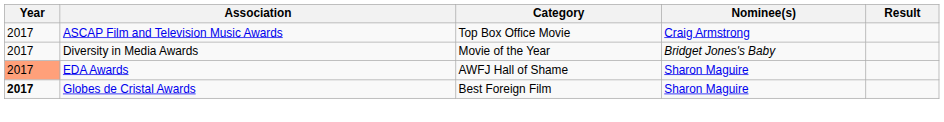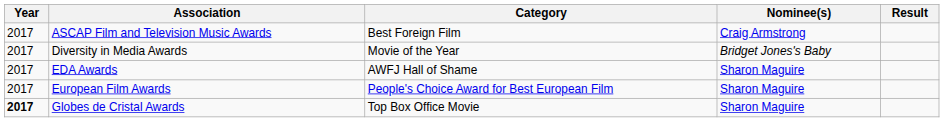(514, 32) Top Box Office Movie -> (414, 32) Best Foreign Film
(20, 70) lightsalmon background -> (20, 70) no background
+ row: (111, 88)
(505, 88) Best Foreign Film -> (424, 107) Top Box Office Movie
